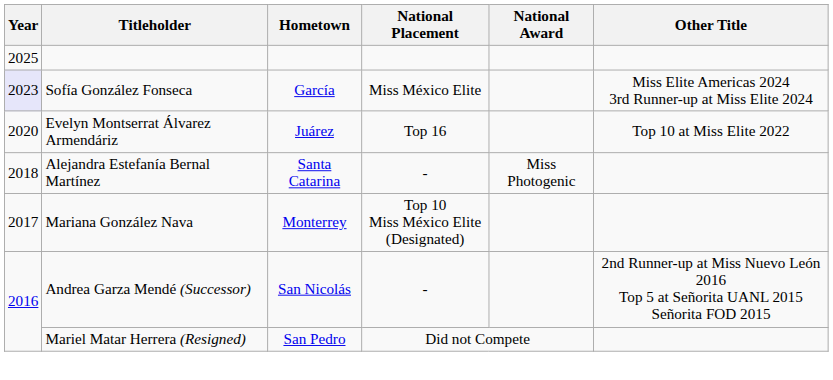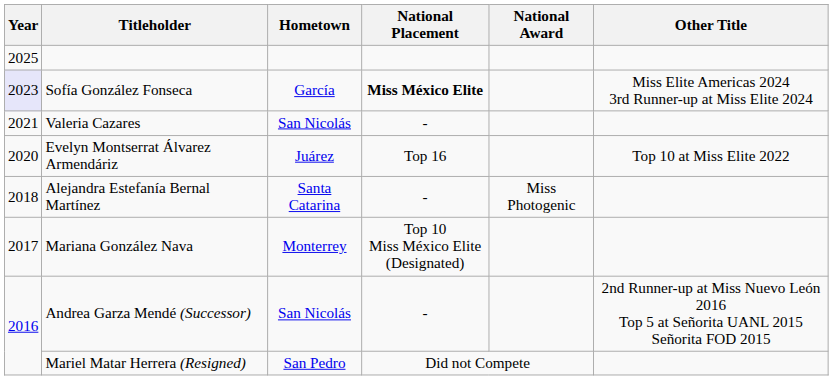(425, 90) normal -> (425, 90) bold
+ row: (93, 123)
